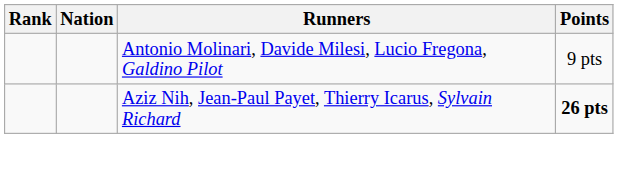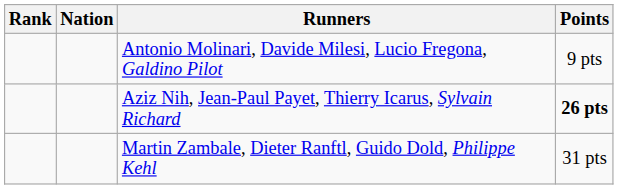+ row: (318, 158)
